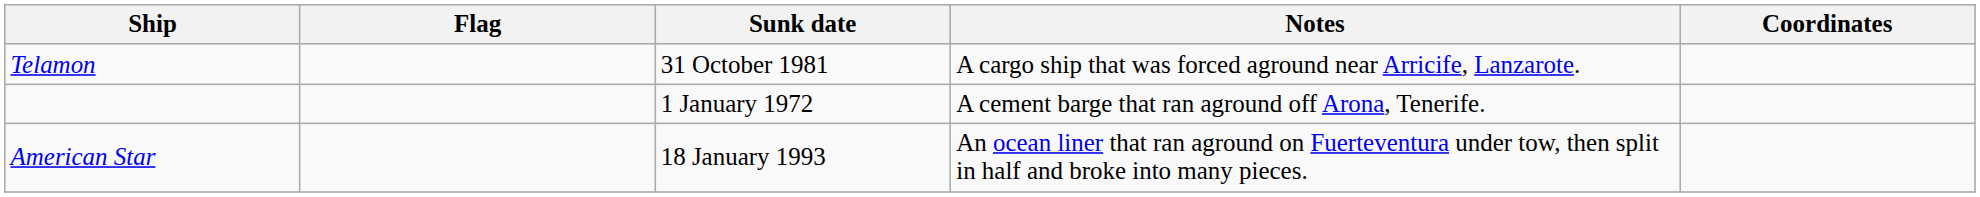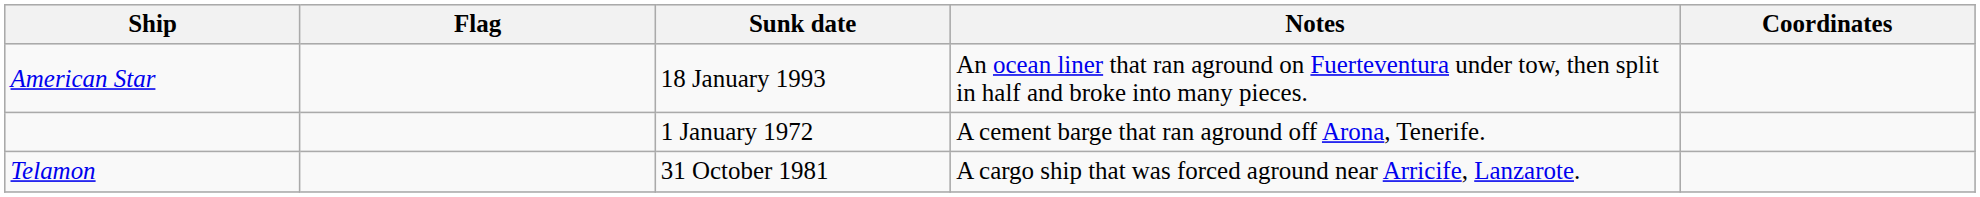rows swapped: (83, 157) <-> (53, 63)
